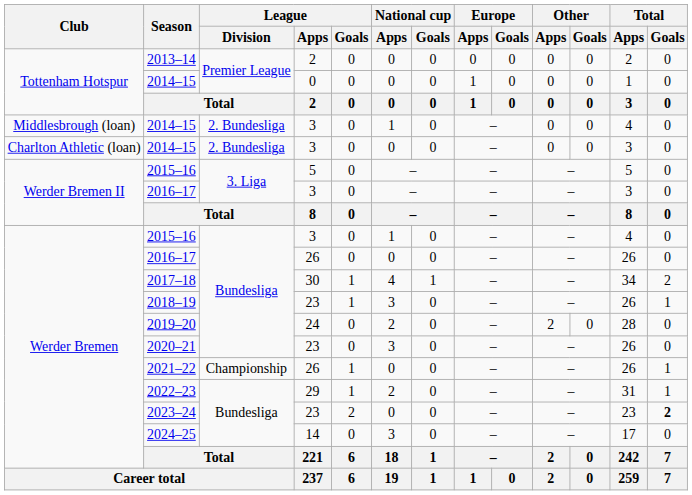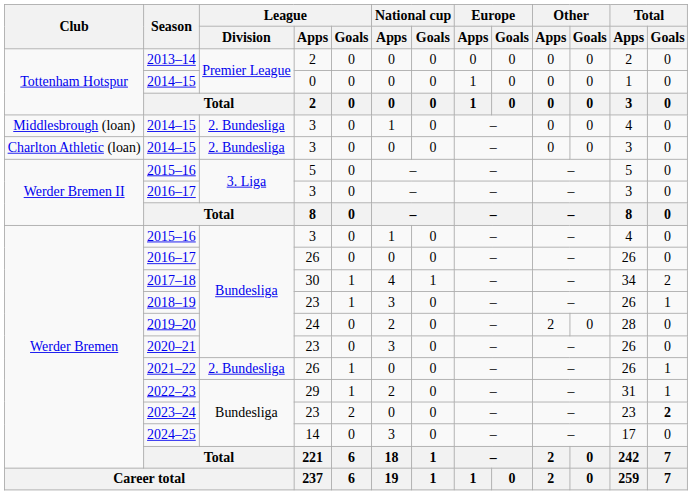(246, 368) Championship -> (246, 368) 2. Bundesliga
